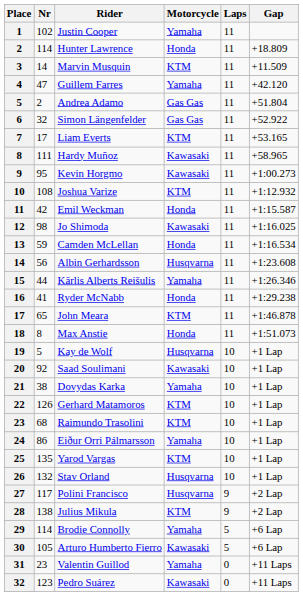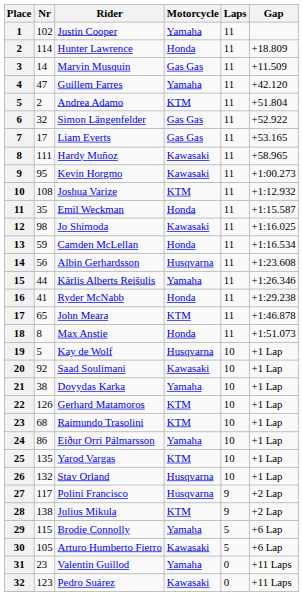(179, 66) KTM -> (185, 66) Gas Gas
(185, 102) Gas Gas -> (179, 102) KTM
(179, 138) KTM -> (185, 138) Gas Gas
(42, 209) 42 -> (42, 209) 35
(44, 529) 114 -> (44, 529) 115
